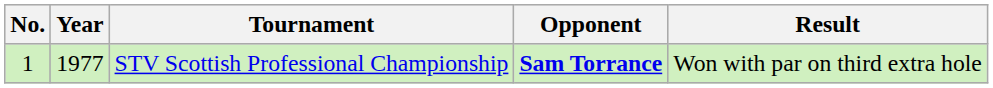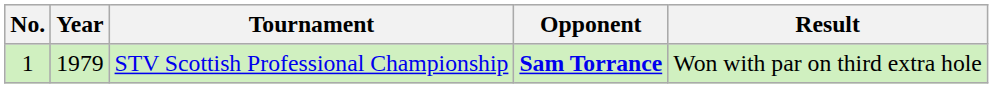(80, 63) 1977 -> (80, 63) 1979
